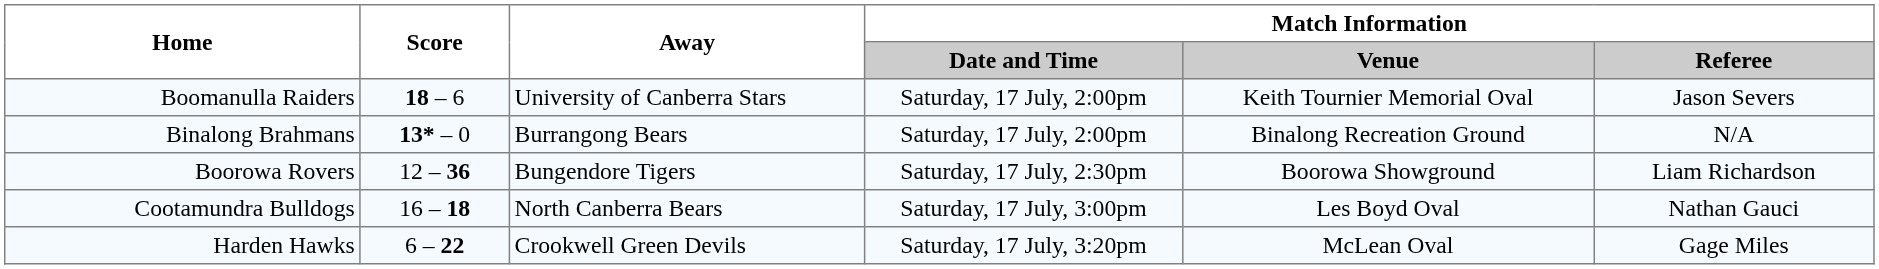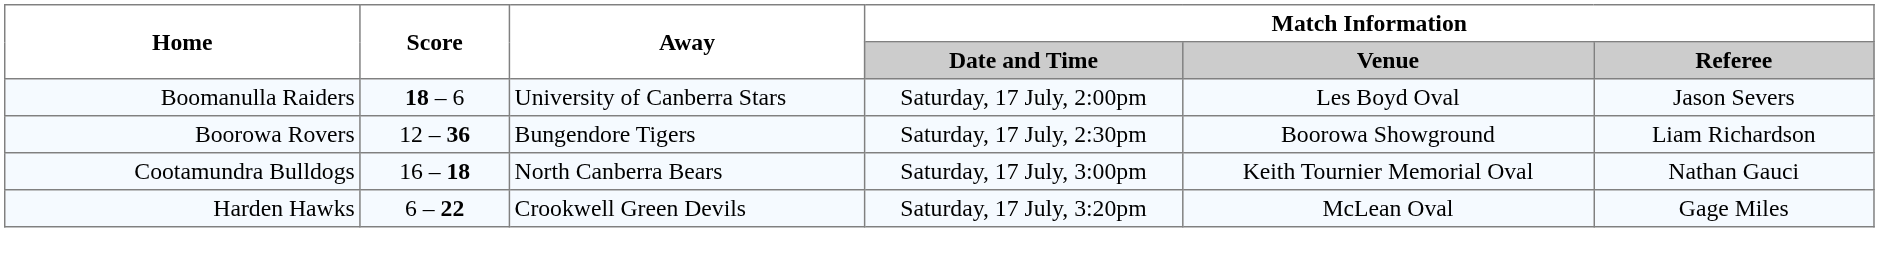(1388, 96) Keith Tournier Memorial Oval -> (1388, 96) Les Boyd Oval
- row: (260, 134)
(1388, 208) Les Boyd Oval -> (1388, 170) Keith Tournier Memorial Oval
